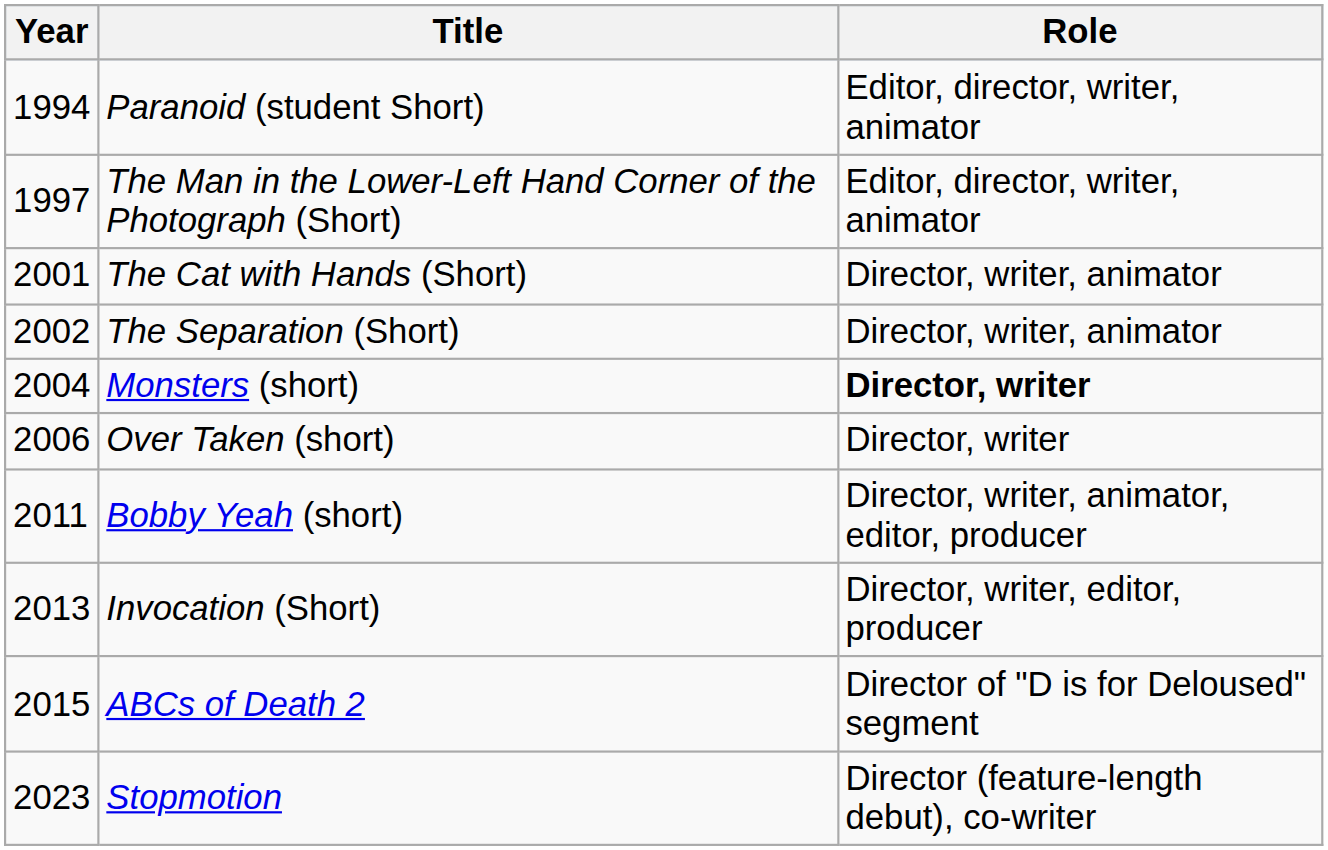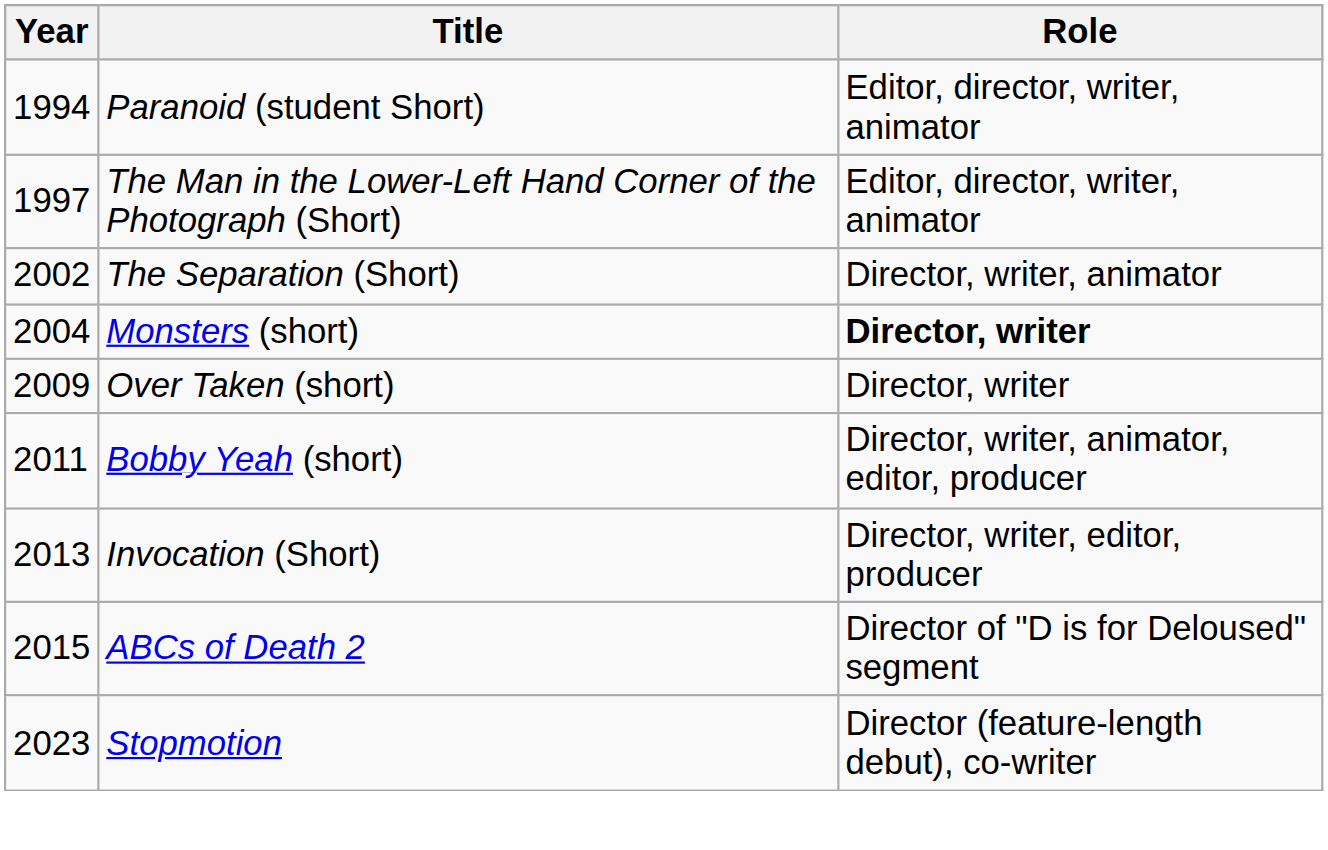- row: (317, 275)
(52, 440) 2006 -> (52, 385) 2009
